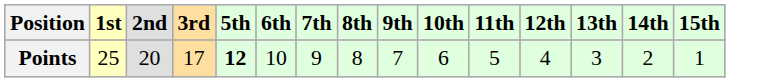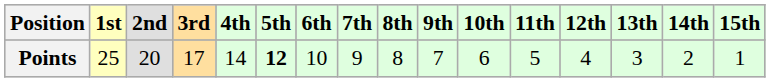+ column: (235, 22)
